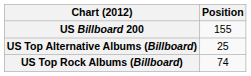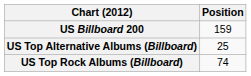(223, 29) 155 -> (223, 29) 159
